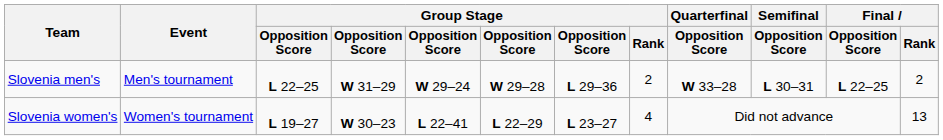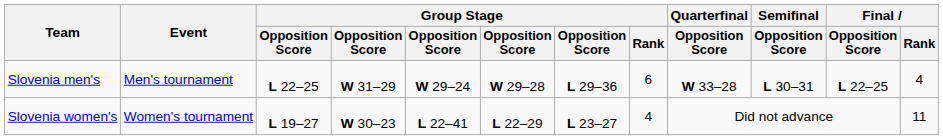(648, 80) 2 -> (648, 80) 6
(919, 80) 2 -> (919, 80) 4
(919, 116) 13 -> (919, 116) 11
